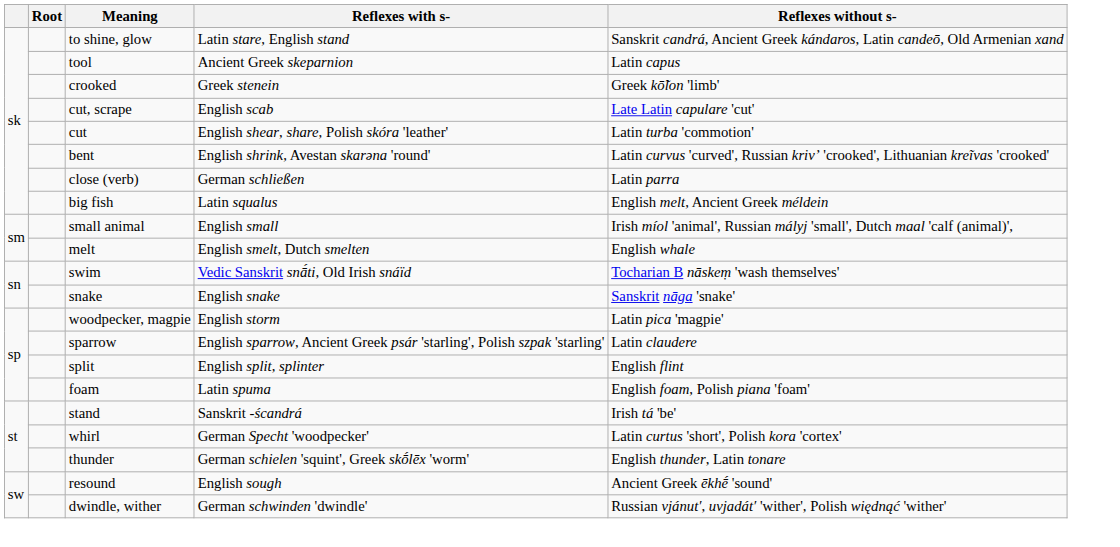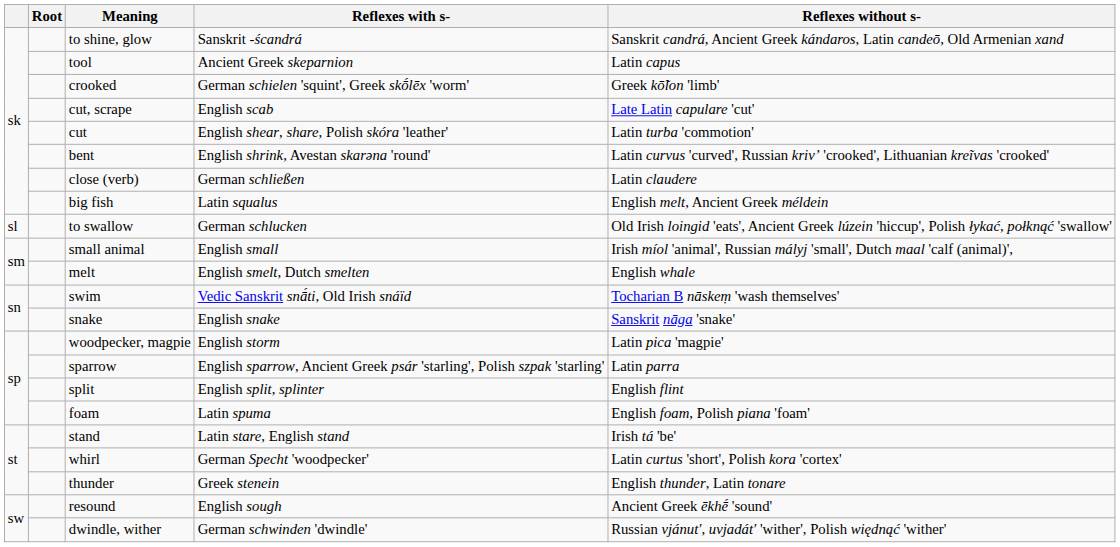(273, 39) Latin stare, English stand -> (250, 39) Sanskrit -ścandrá
(238, 86) Greek stenein -> (333, 86) German schielen 'squint', Greek skṓlēx 'worm'
(645, 179) Latin parra -> (654, 179) Latin claudere
+ row: (101, 226)
(654, 343) Latin claudere -> (645, 366) Latin parra
(250, 413) Sanskrit -ścandrá -> (273, 436) Latin stare, English stand
(333, 459) German schielen 'squint', Greek skṓlēx 'worm' -> (238, 483) Greek stenein
